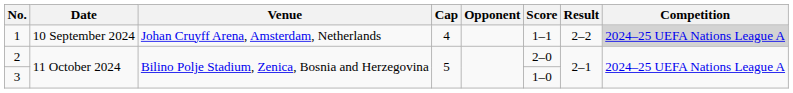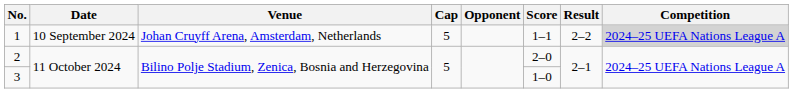(446, 35) 4 -> (446, 35) 5
